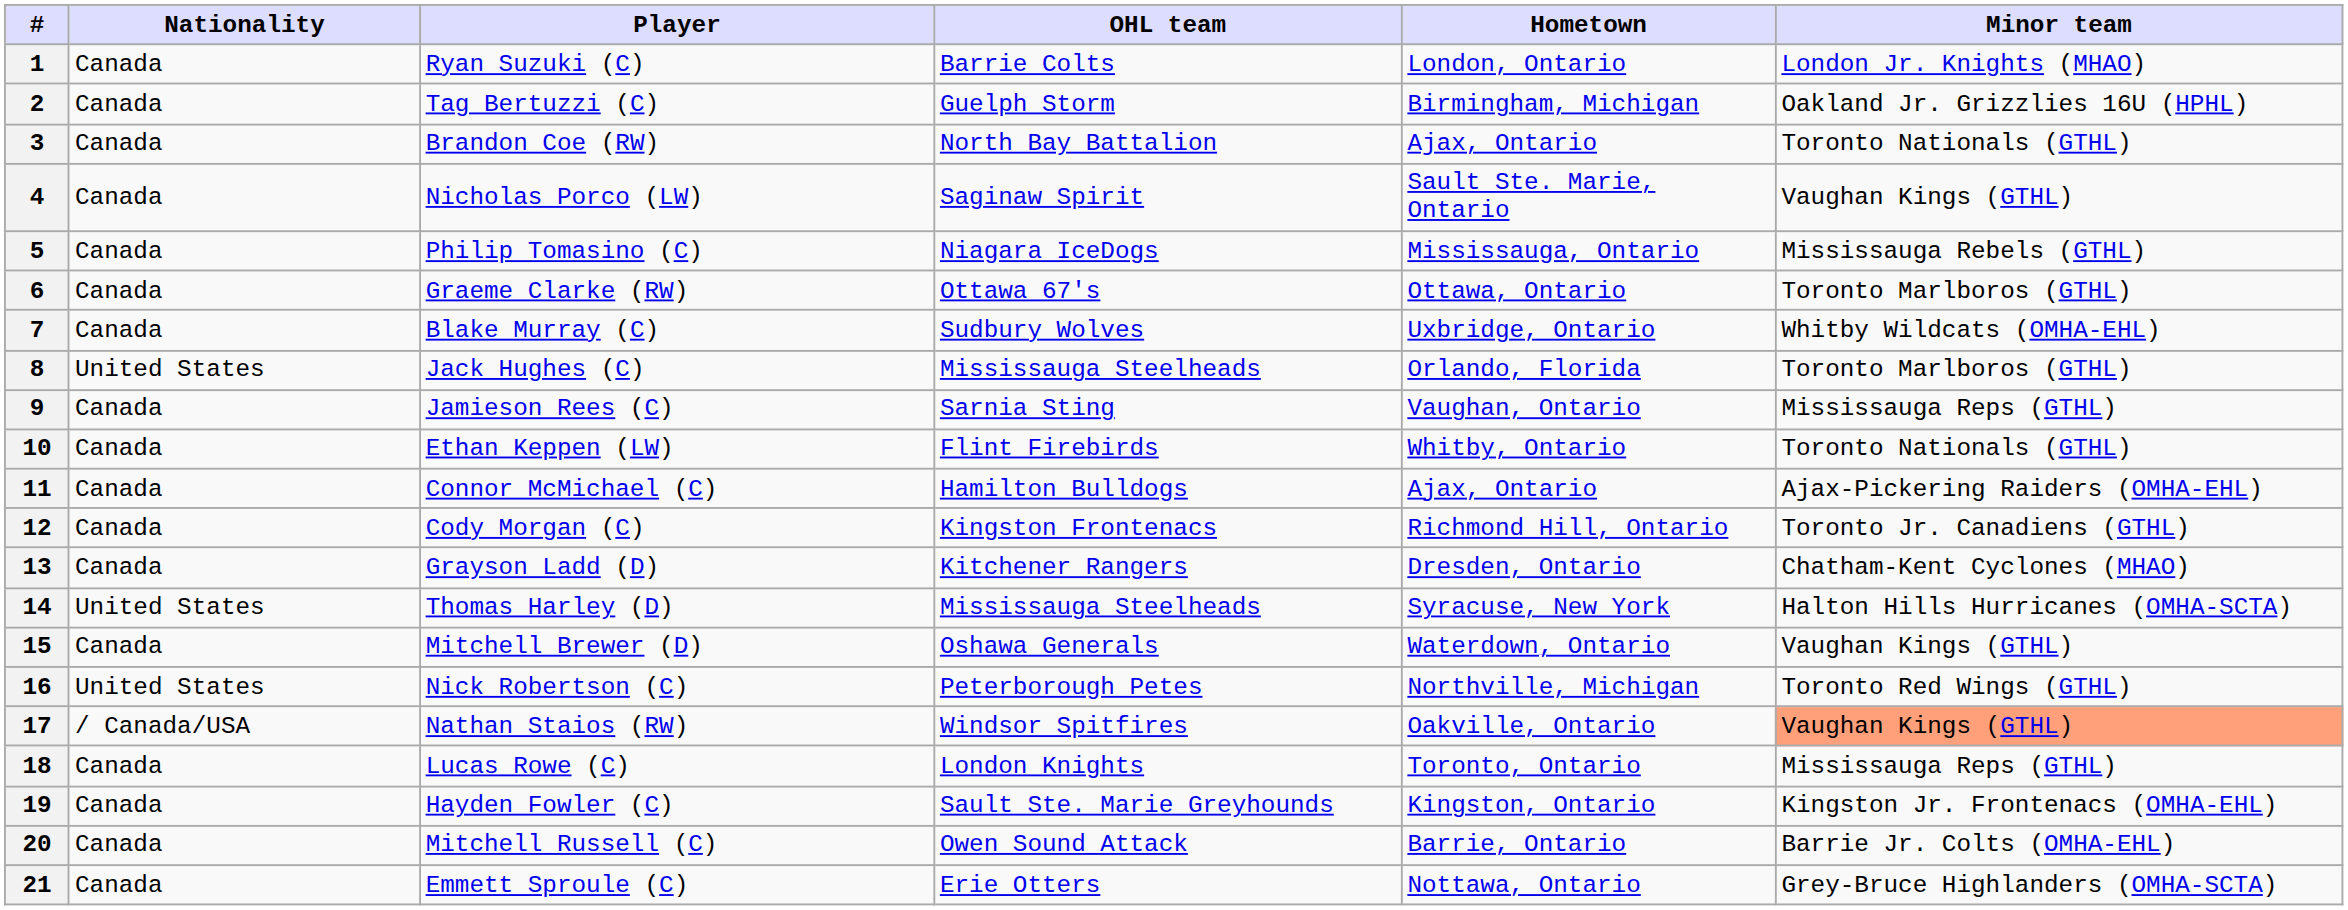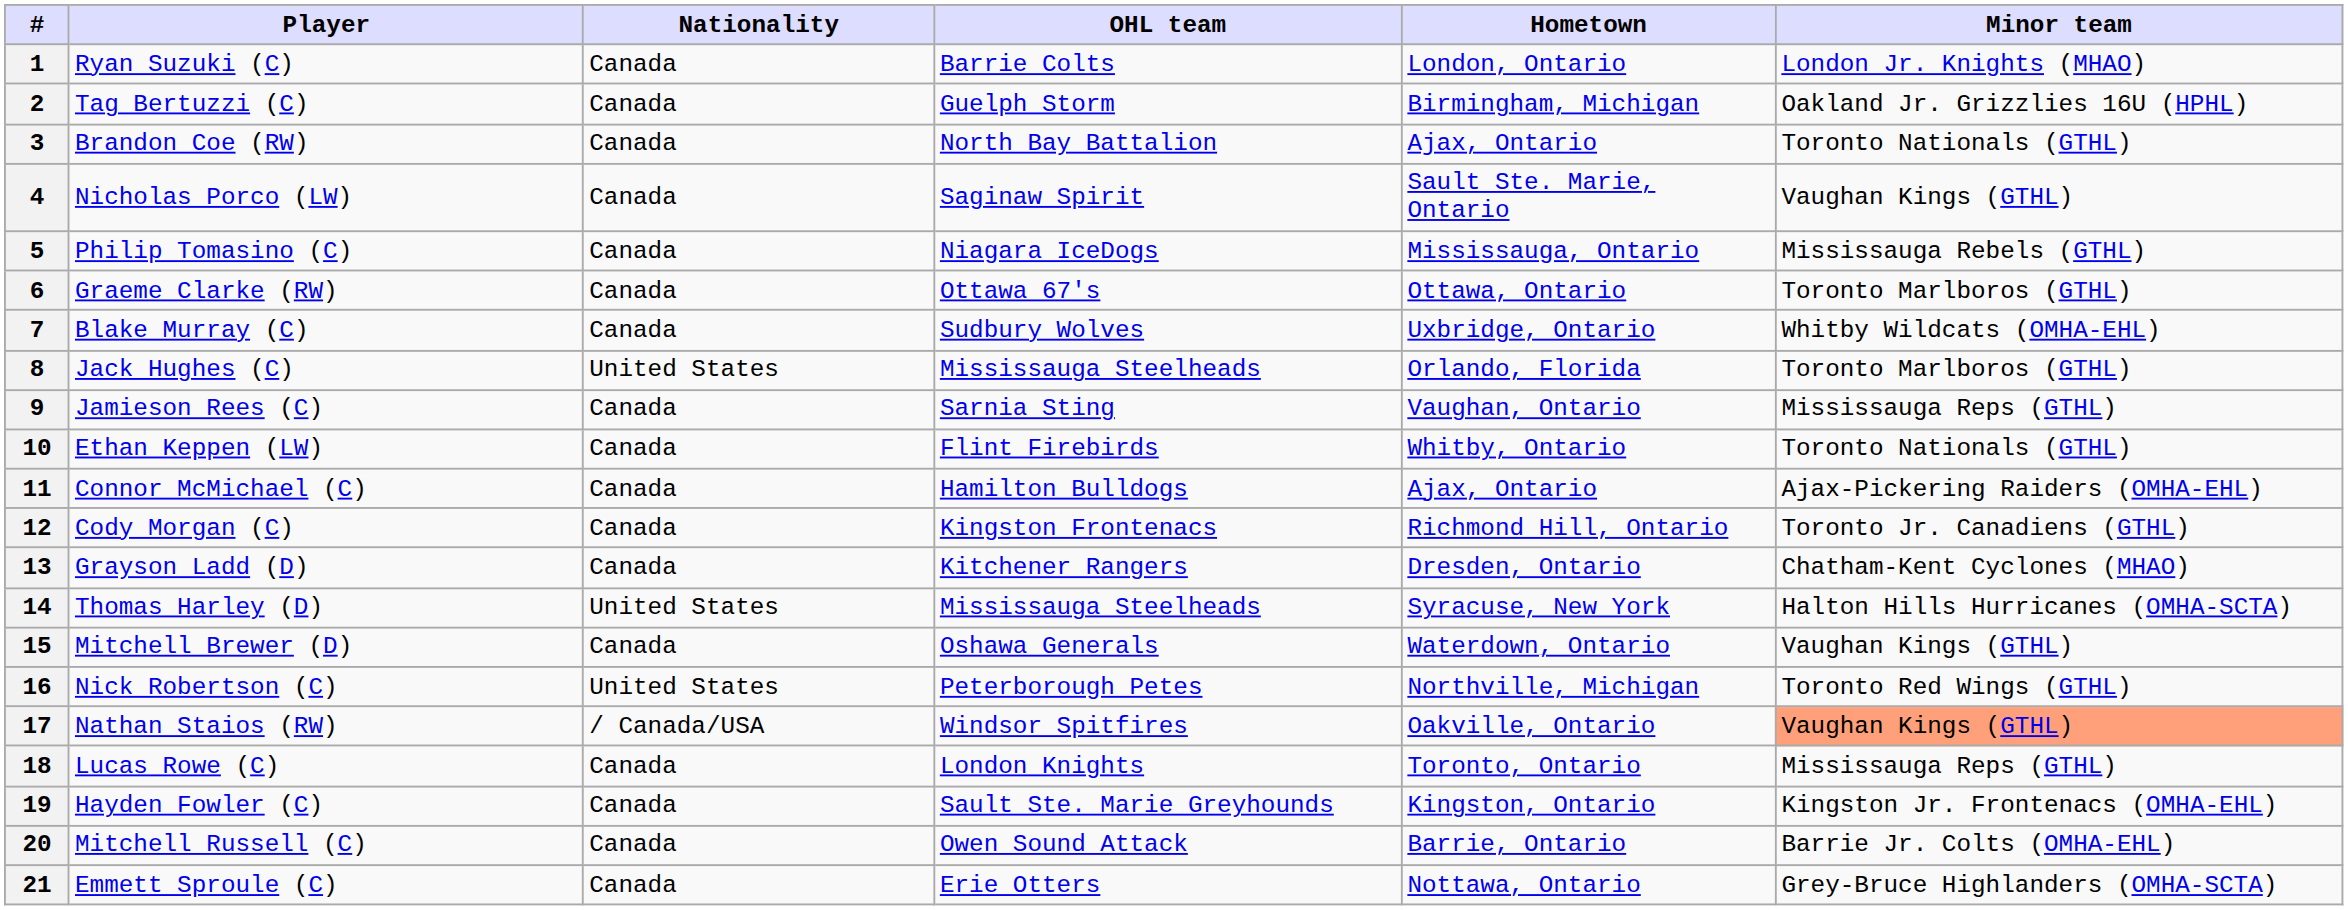columns swapped: (677, 25) <-> (245, 25)
